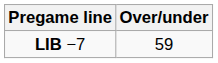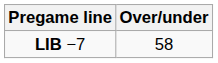(164, 44) 59 -> (164, 44) 58
